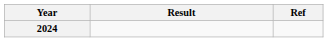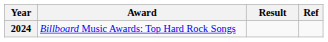+ column: (142, 12)
